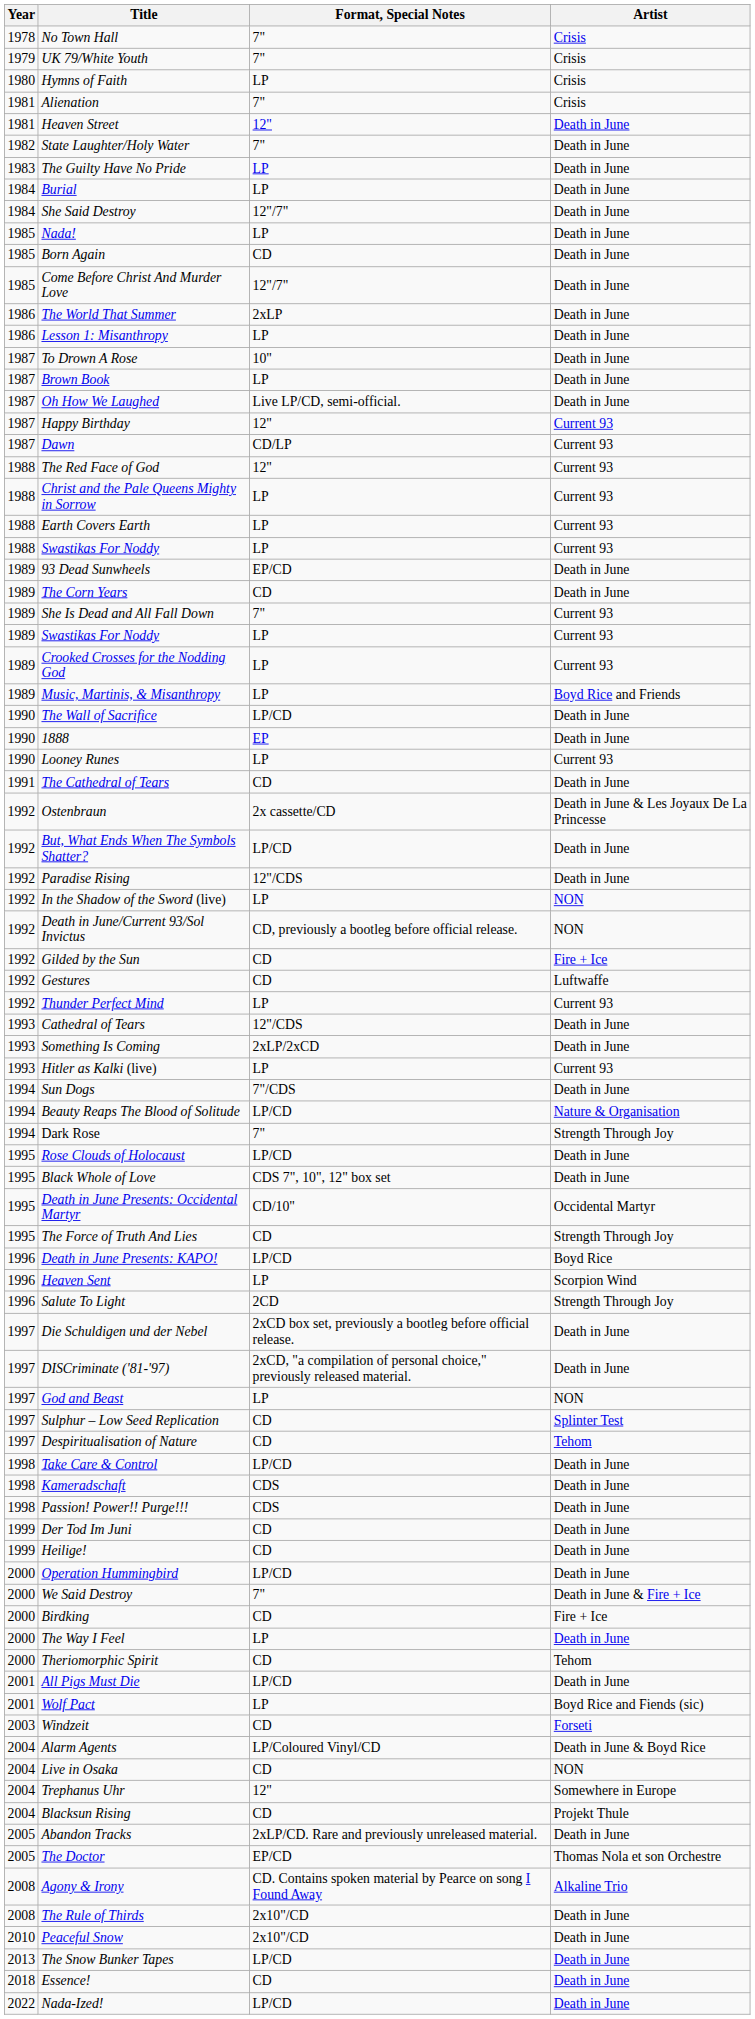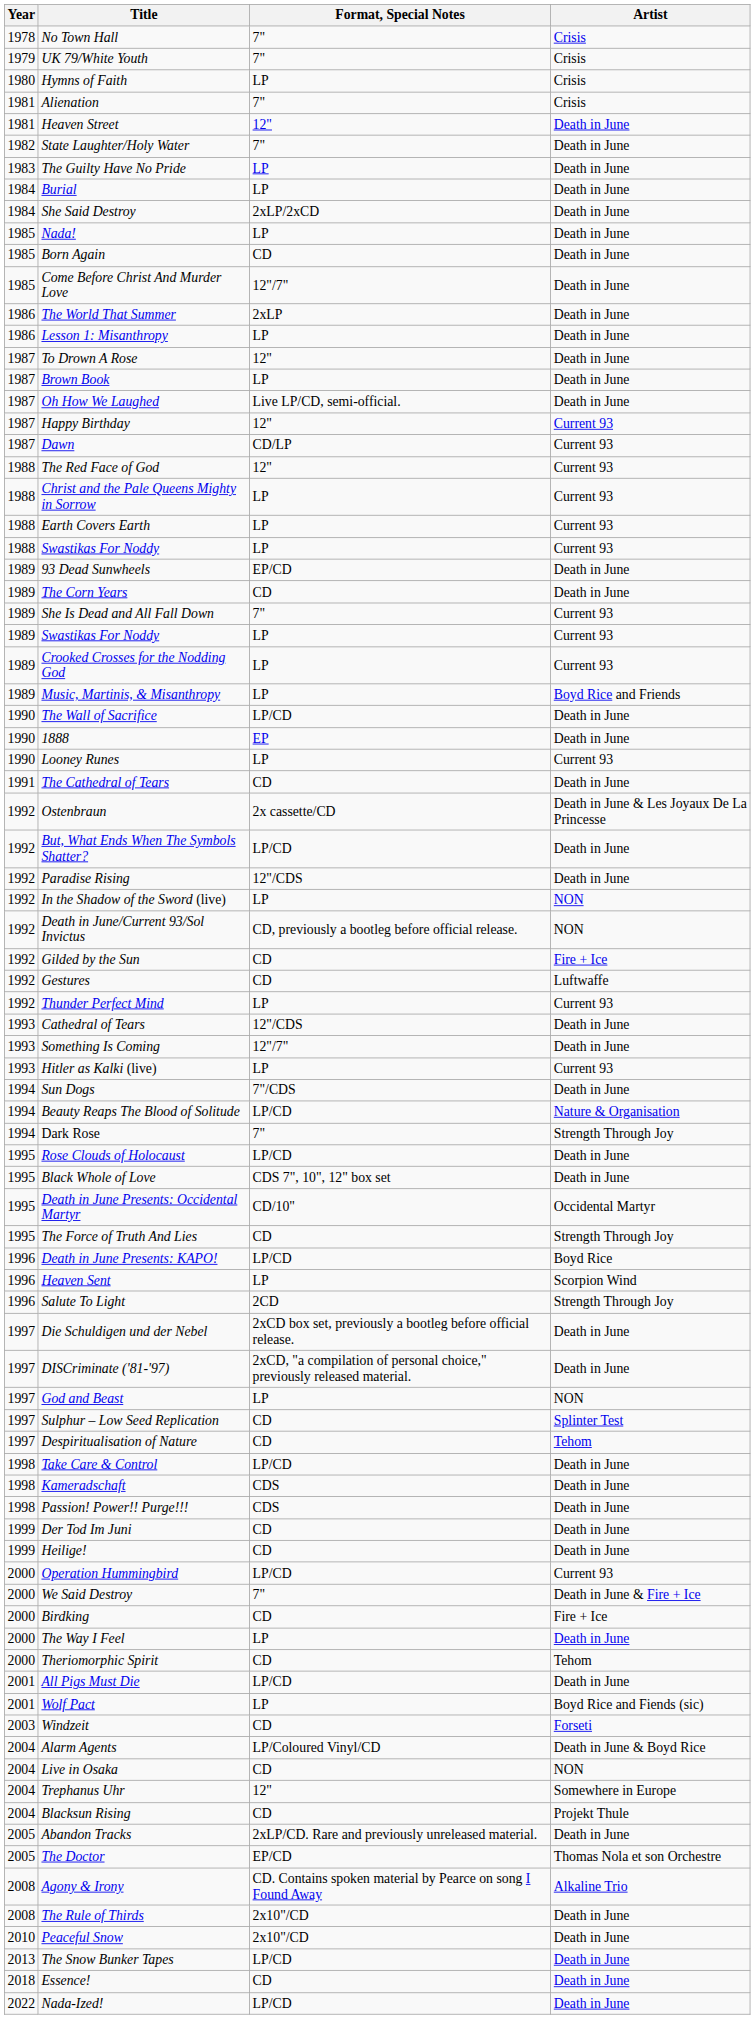(270, 211) 12"/7" -> (286, 211) 2xLP/2xCD
(262, 358) 10" -> (262, 358) 12"
(286, 1046) 2xLP/2xCD -> (270, 1046) 12"/7"
(592, 1573) Death in June -> (583, 1573) Current 93
